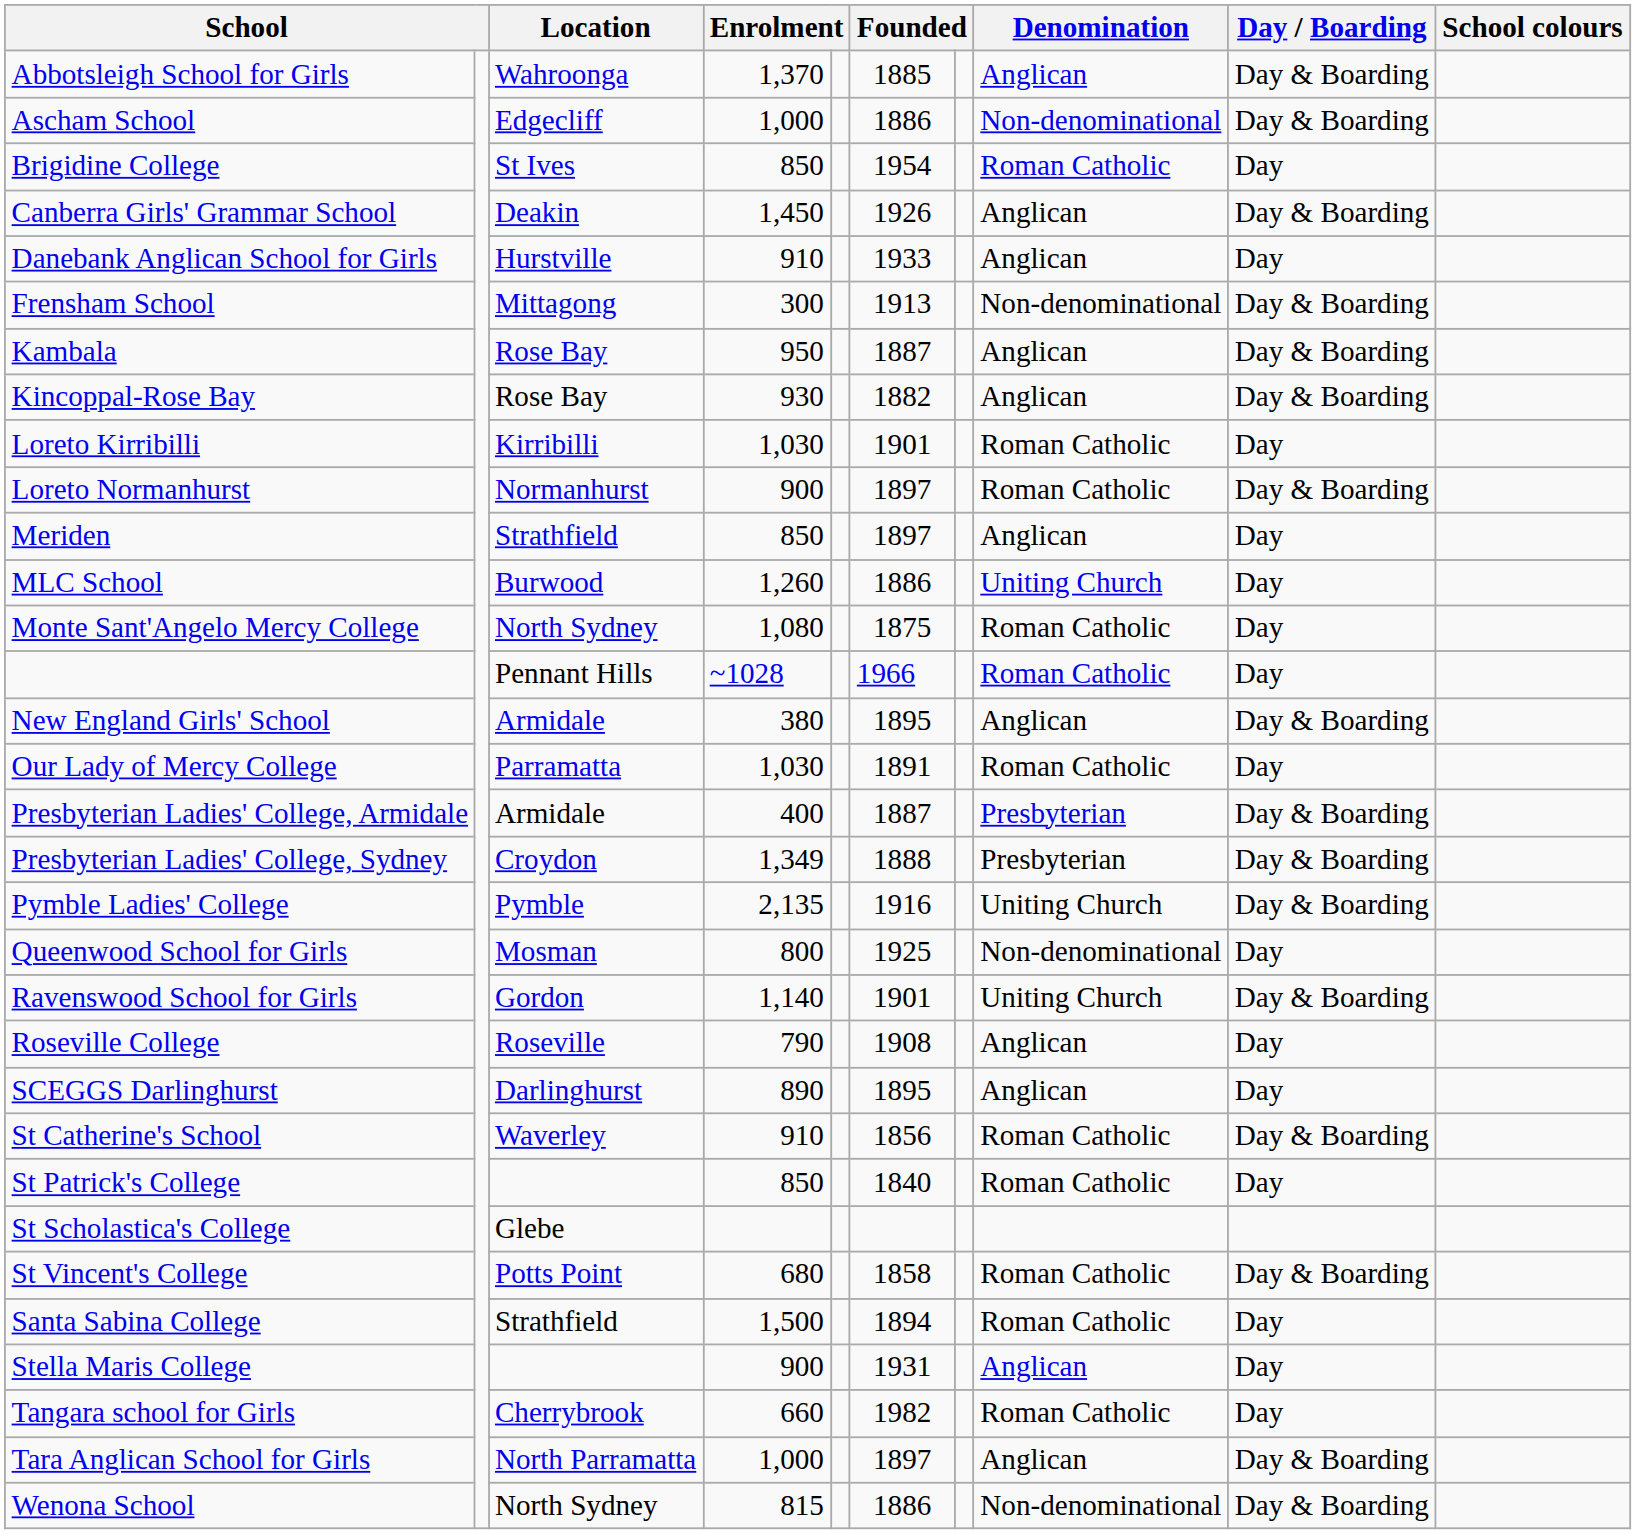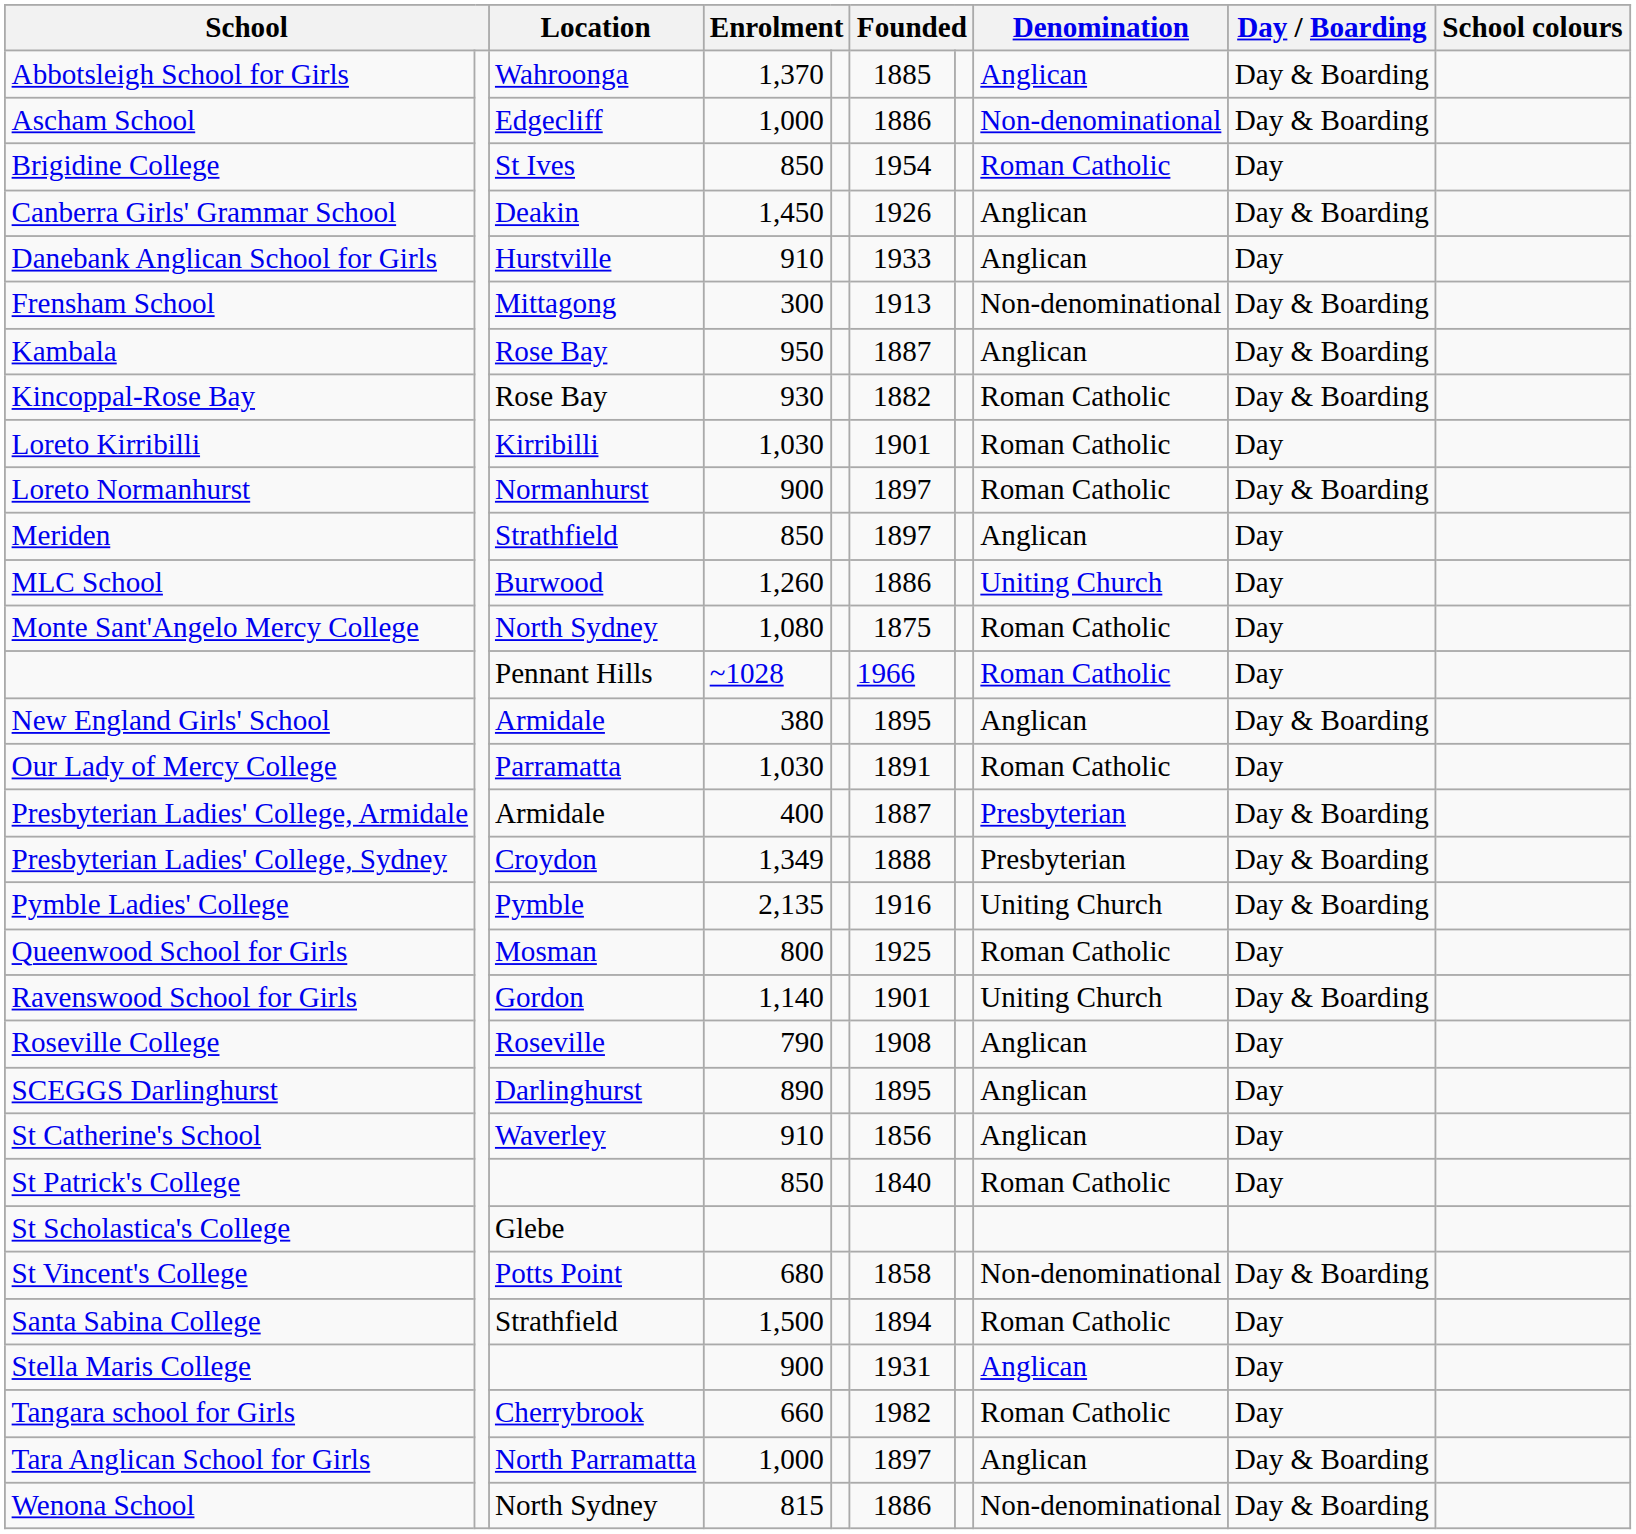(1034, 397) Anglican -> (1075, 397) Roman Catholic
(1101, 951) Non-denominational -> (1075, 951) Roman Catholic
(1075, 1135) Roman Catholic -> (1034, 1135) Anglican
(1332, 1135) Day & Boarding -> (1259, 1135) Day
(1075, 1274) Roman Catholic -> (1101, 1274) Non-denominational
